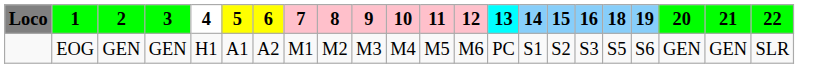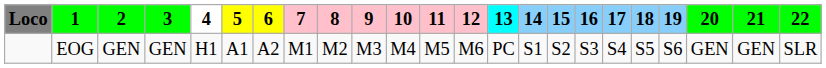+ column: (617, 19)
